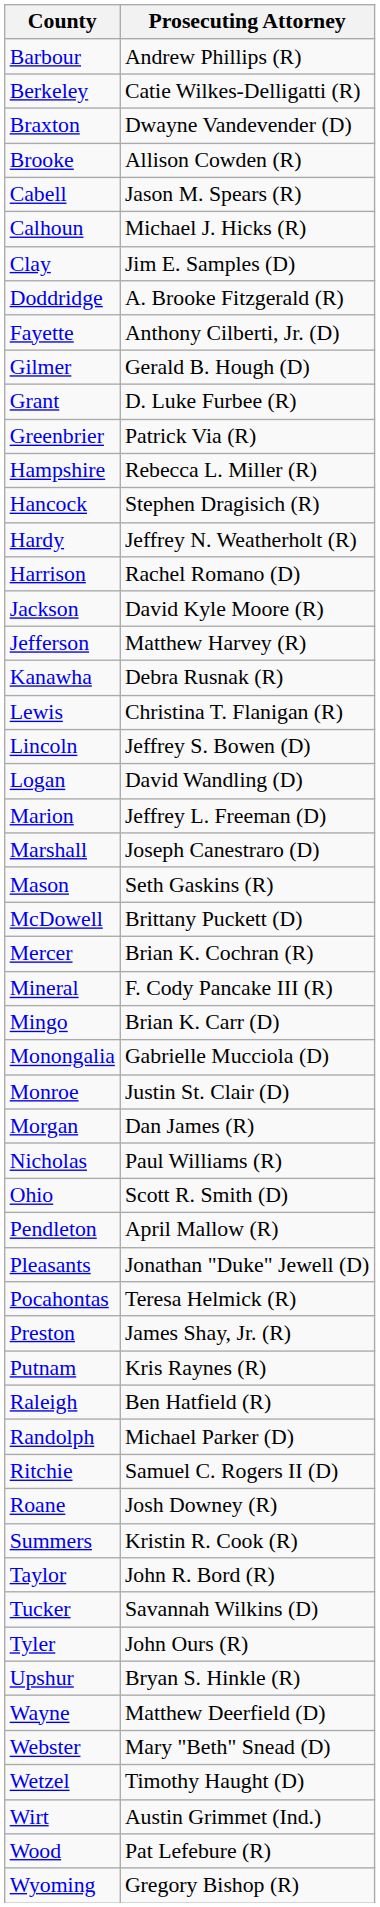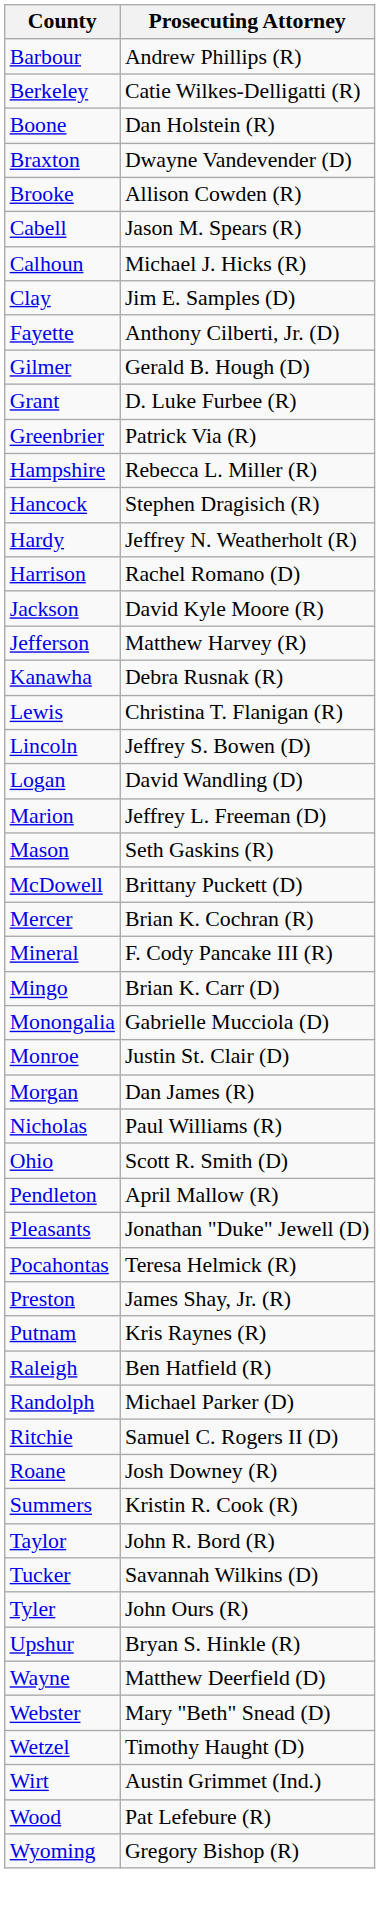+ row: (38, 125)
- row: (56, 297)
- row: (48, 849)
